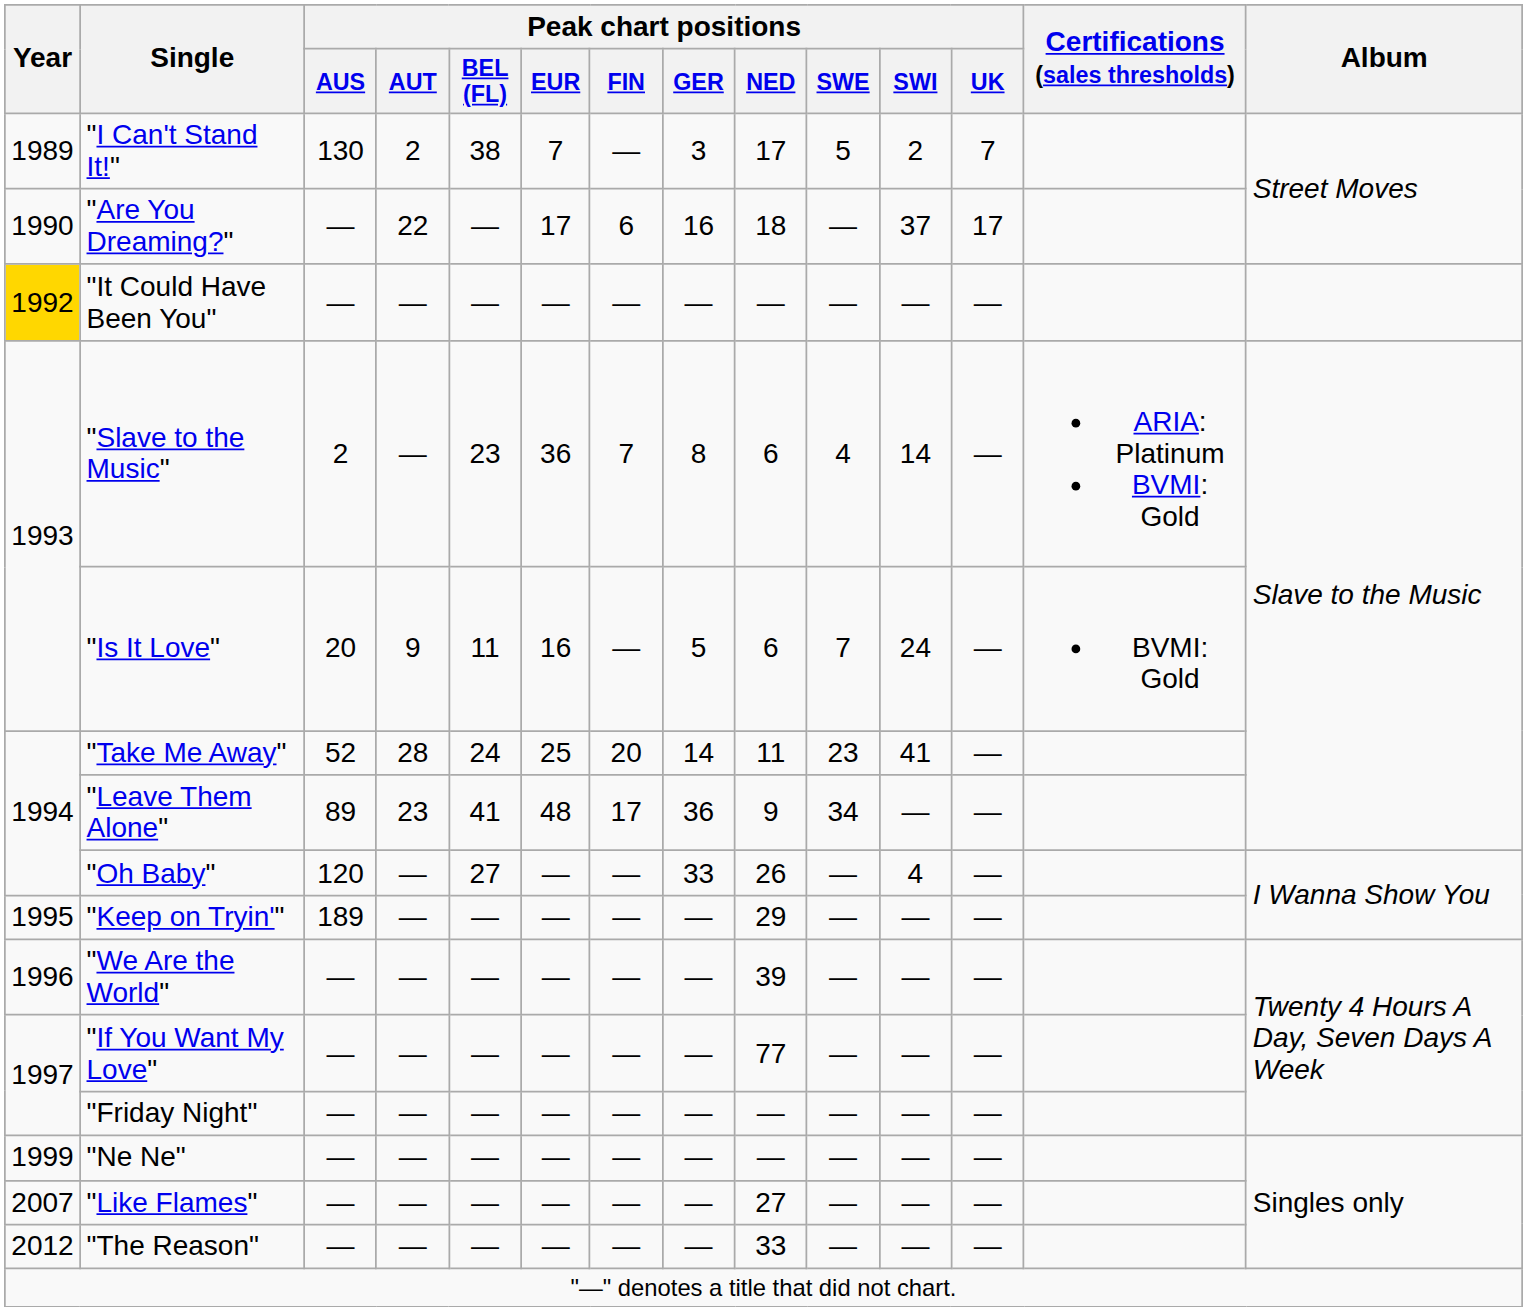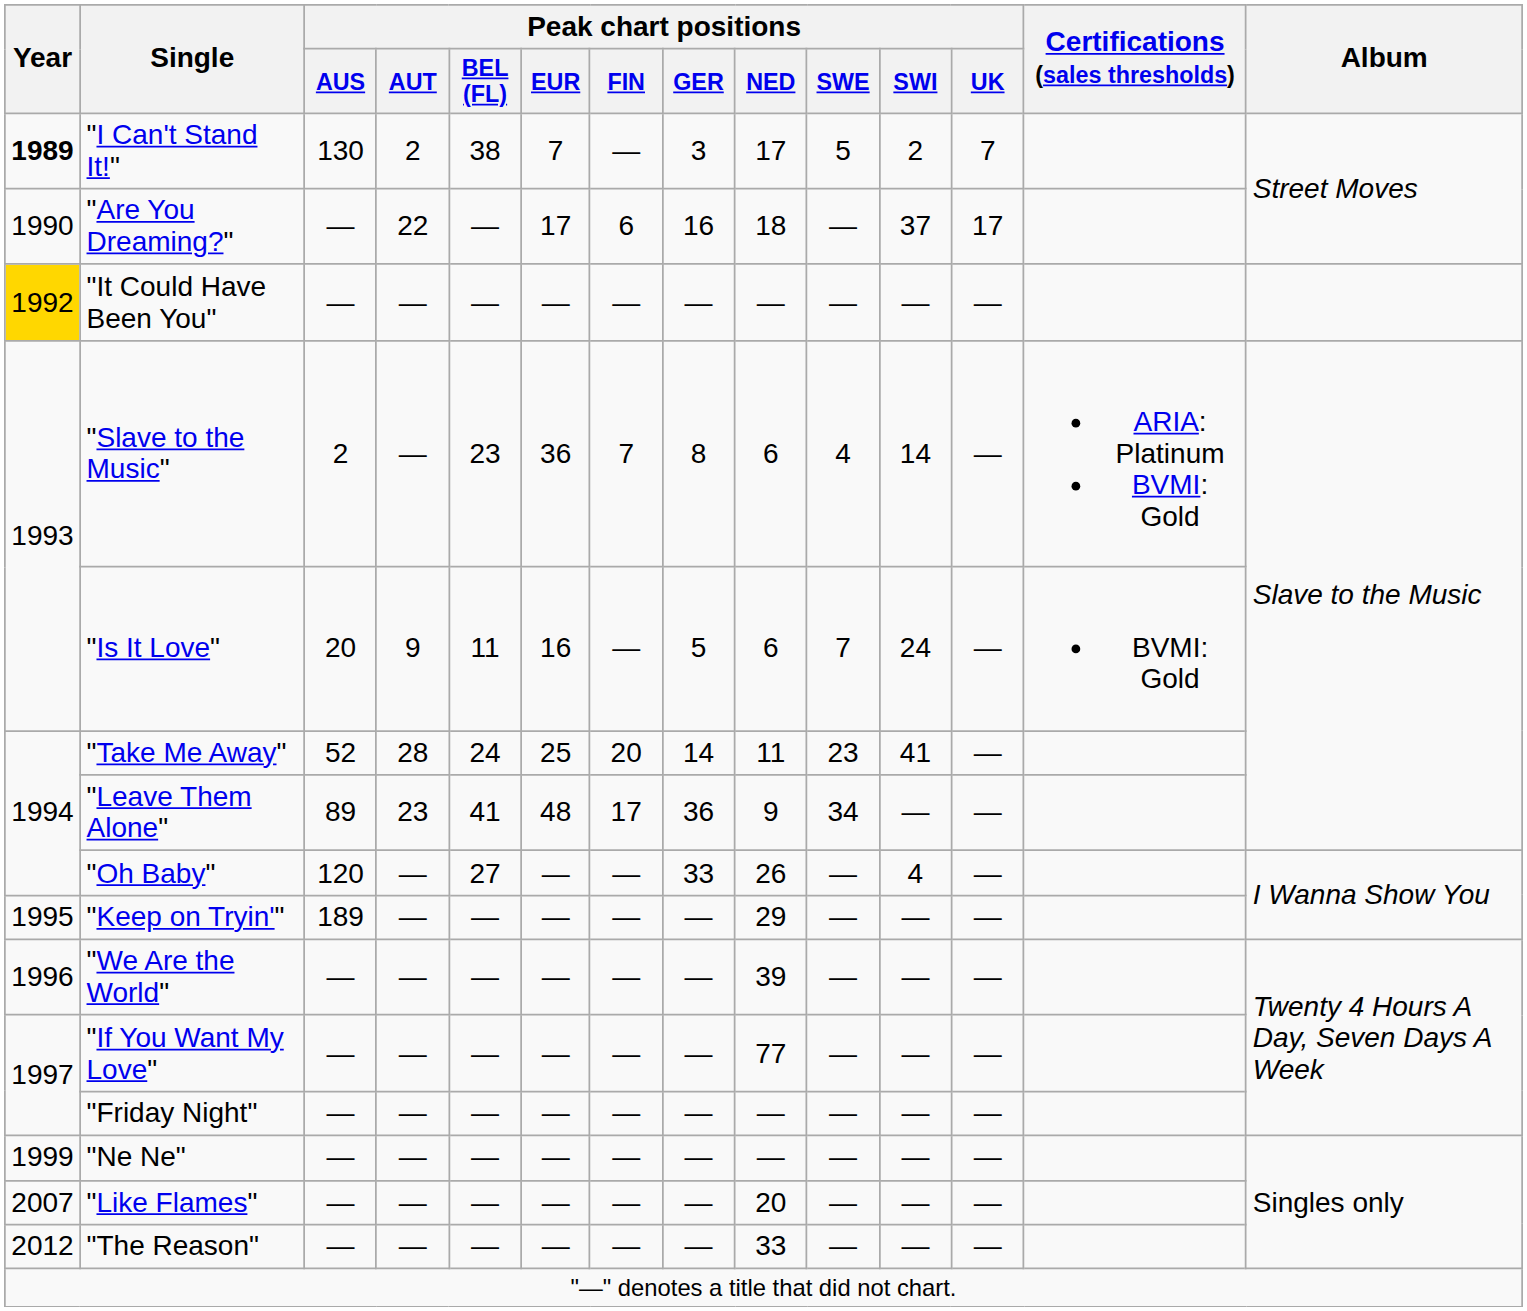(42, 150) normal -> (42, 150) bold
(771, 1201) 27 -> (771, 1201) 20
